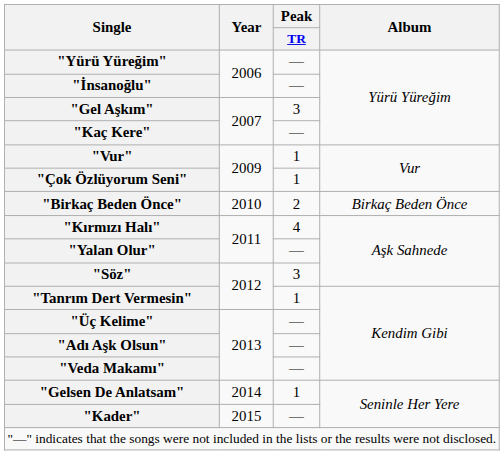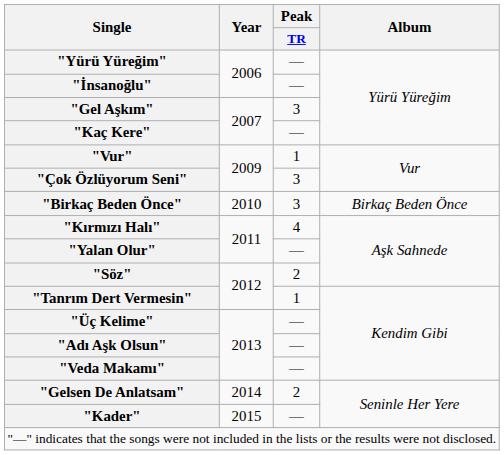(297, 179) 1 -> (297, 179) 3
(297, 203) 2 -> (297, 203) 3
(297, 274) 3 -> (297, 274) 2
(297, 392) 1 -> (297, 392) 2
